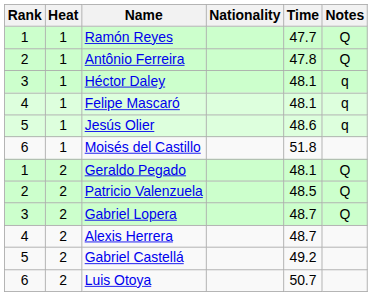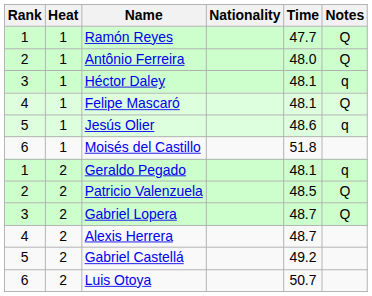(303, 59) 47.8 -> (303, 59) 48.0
(345, 103) q -> (345, 103) Q
(345, 170) Q -> (345, 170) q
